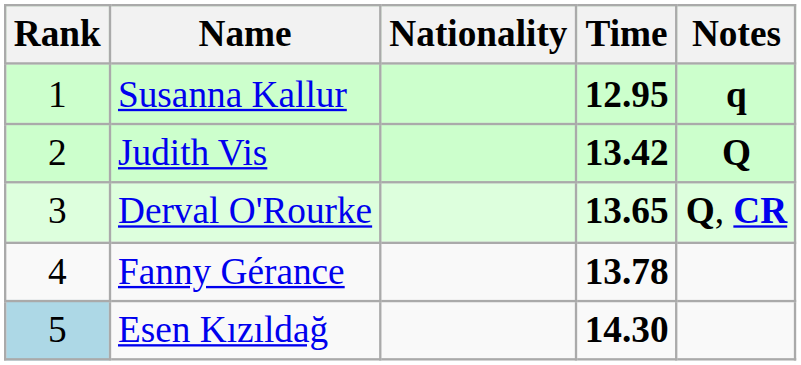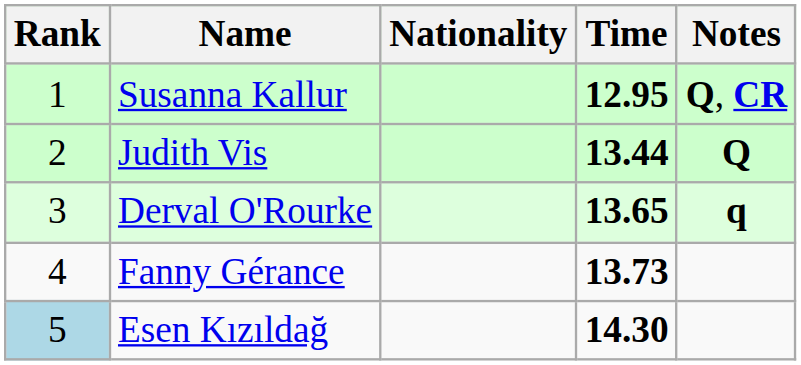(736, 93) q -> (736, 93) Q, CR
(627, 152) 13.42 -> (627, 152) 13.44
(736, 211) Q, CR -> (736, 211) q
(627, 270) 13.78 -> (627, 270) 13.73
